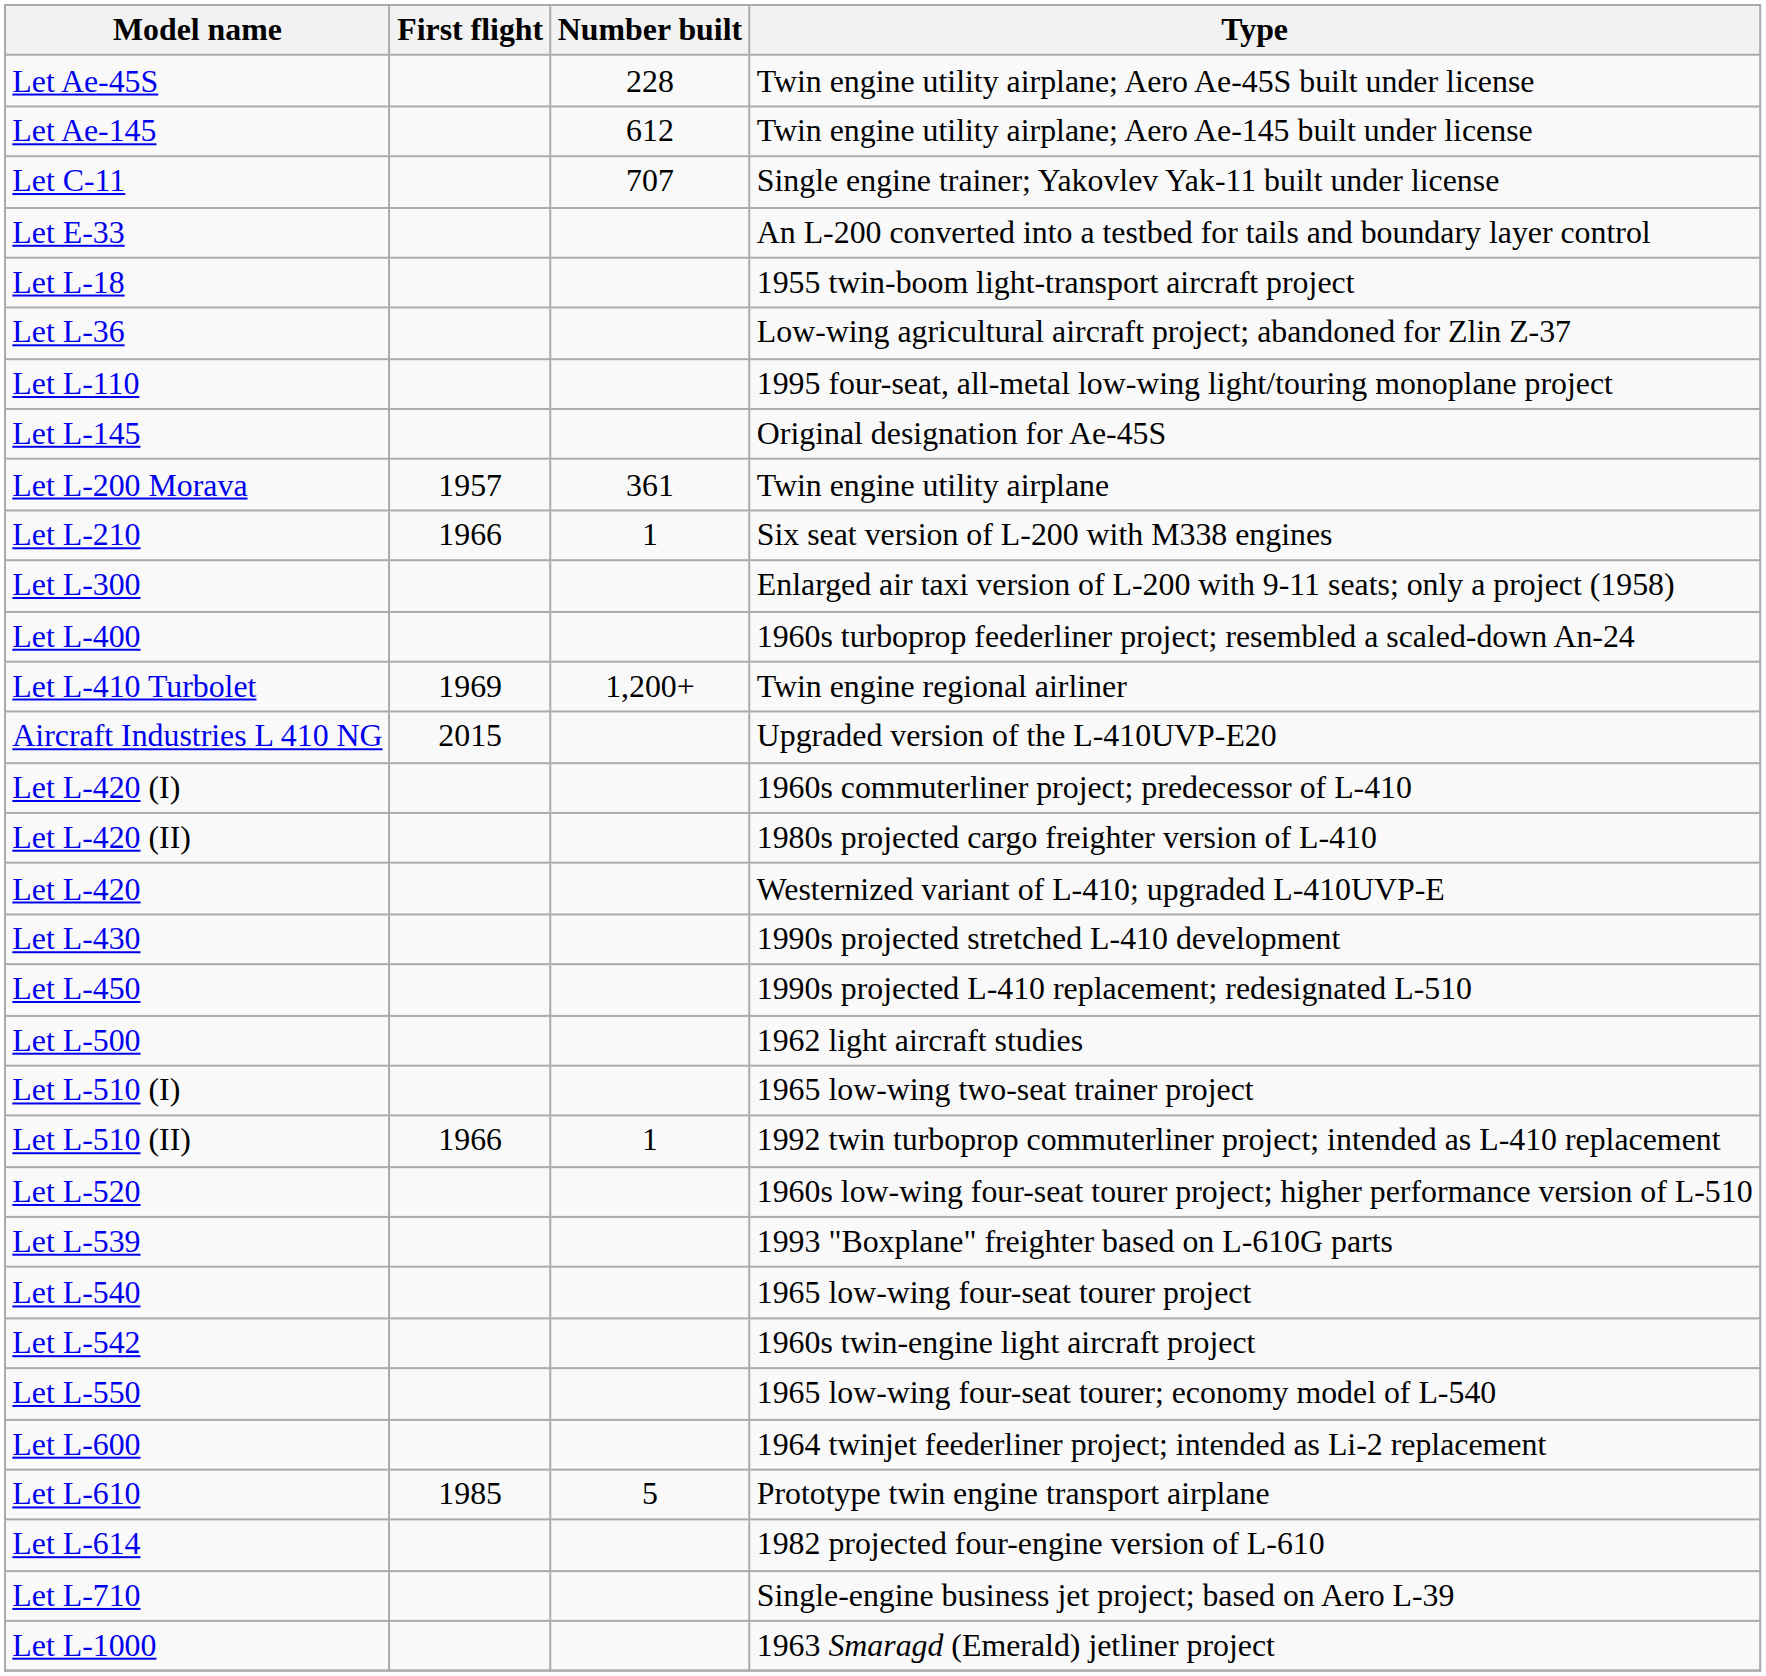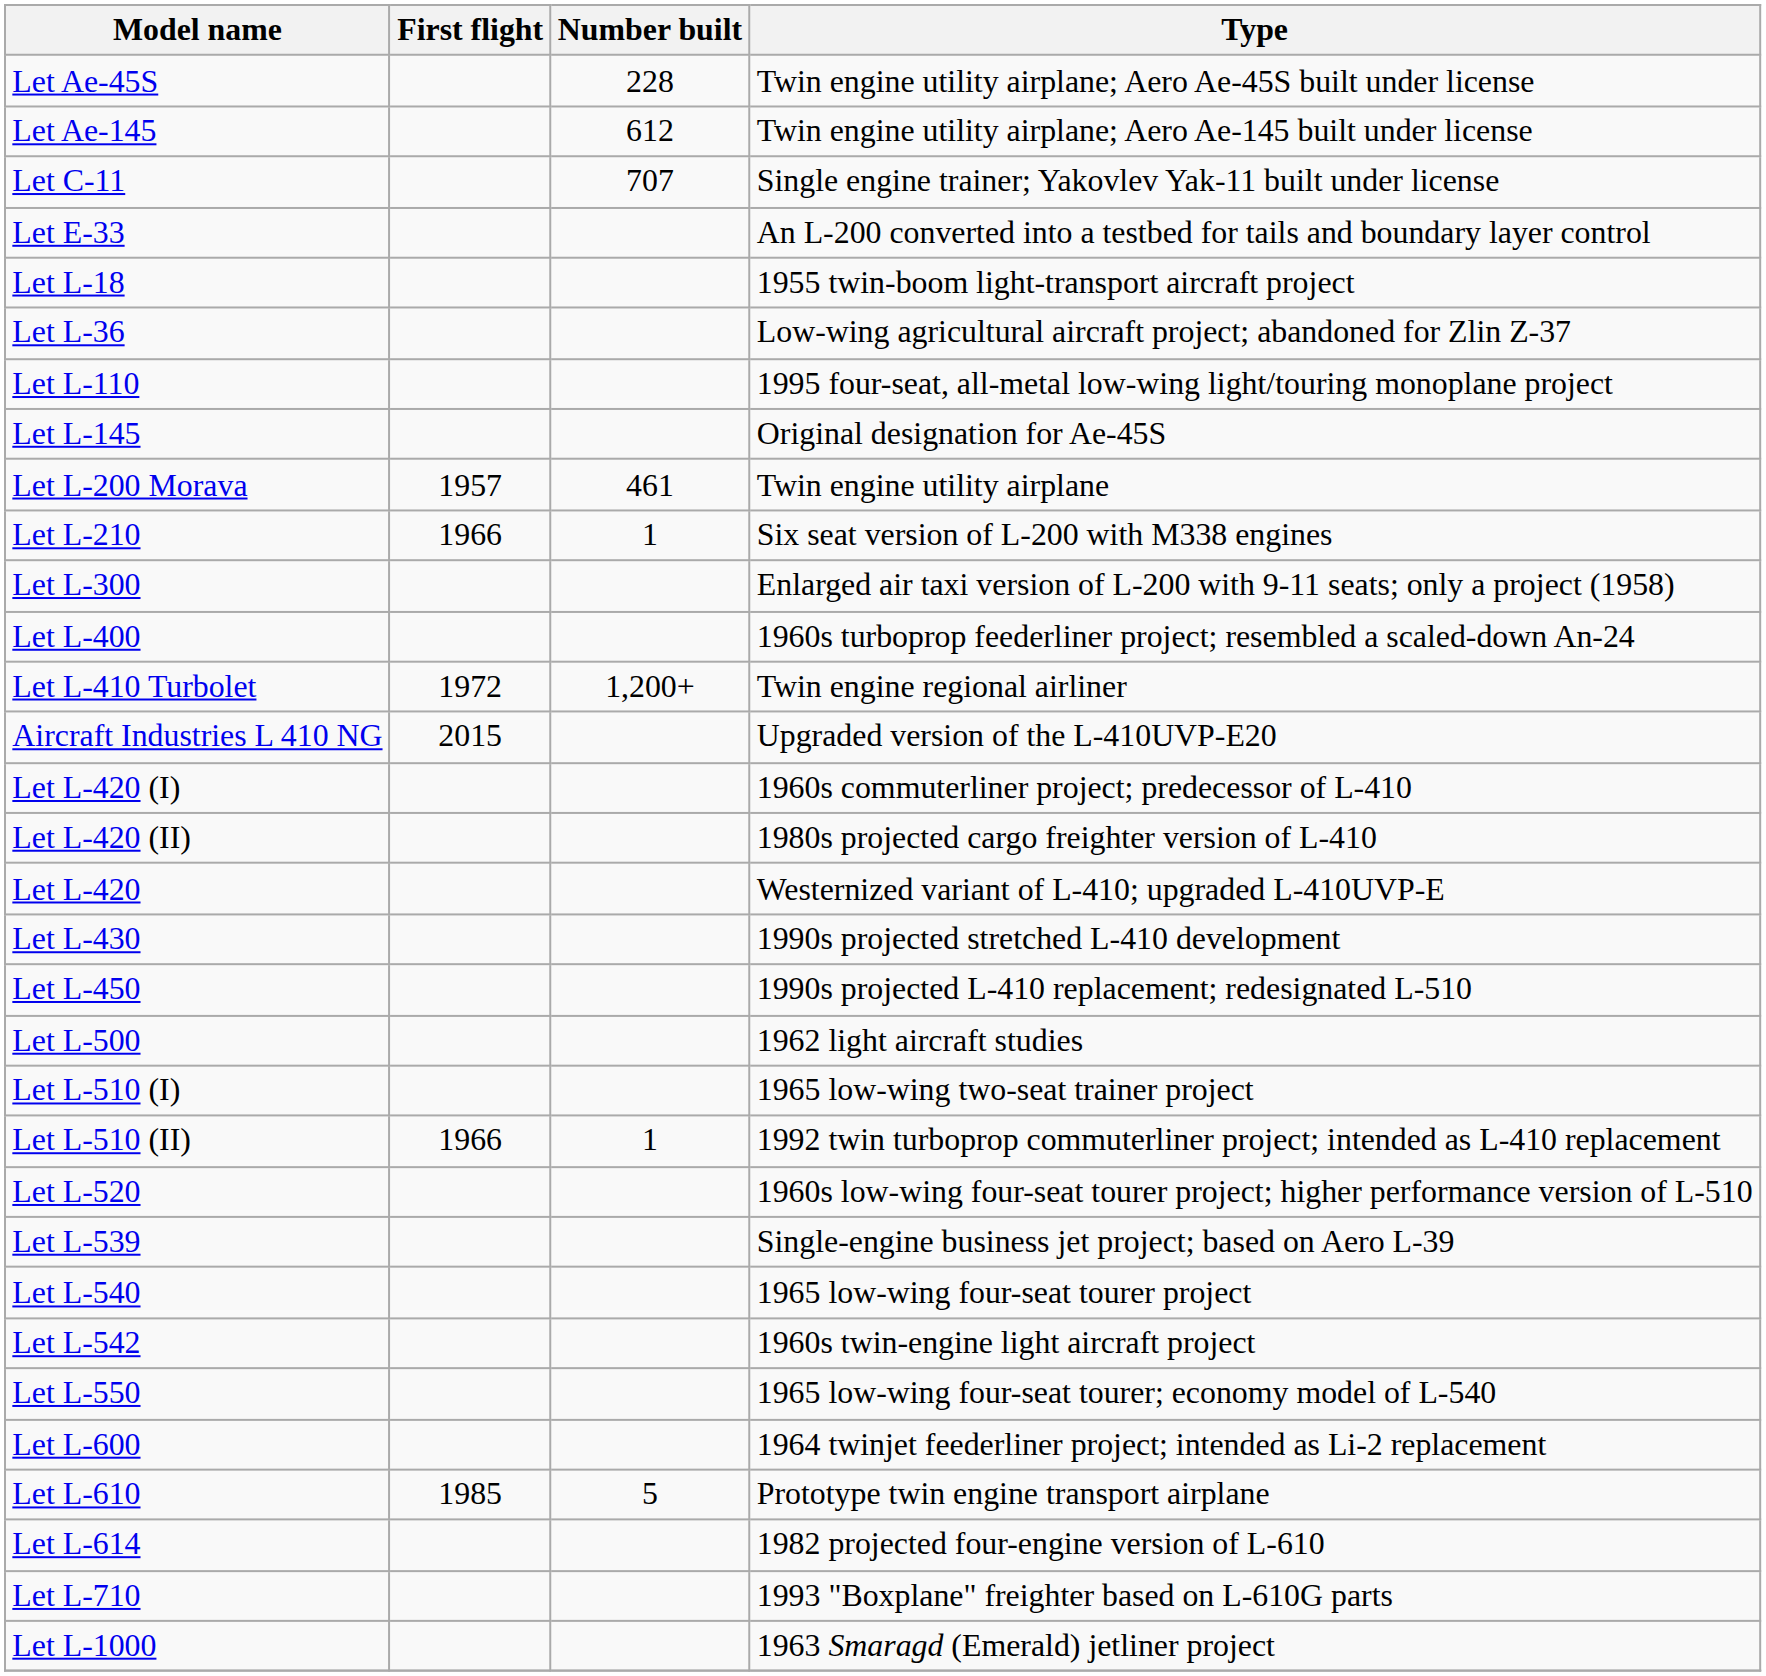(650, 484) 361 -> (650, 484) 461
(470, 686) 1969 -> (470, 686) 1972
(1075, 1241) 1993 "Boxplane" freighter based on L-610G parts -> (1106, 1241) Single-engine business jet project; based on Aero L-39
(1106, 1595) Single-engine business jet project; based on Aero L-39 -> (1075, 1595) 1993 "Boxplane" freighter based on L-610G parts
